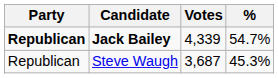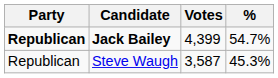(203, 38) 4,339 -> (203, 38) 4,399
(203, 61) 3,687 -> (203, 61) 3,587
